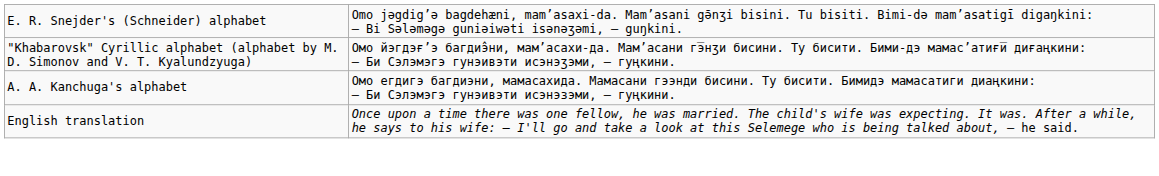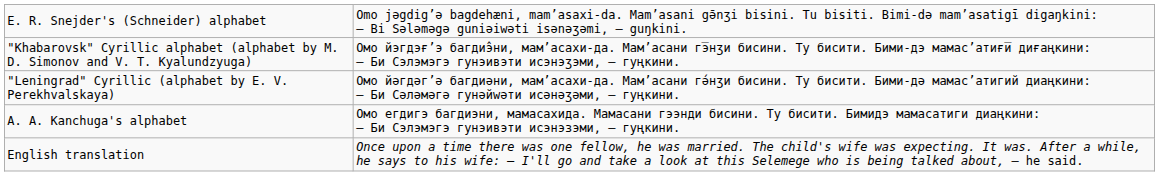+ row: (148, 88)
